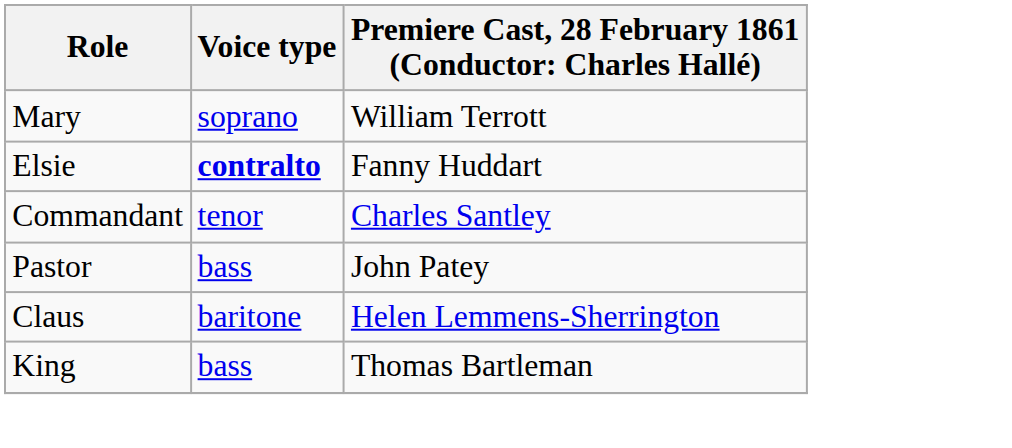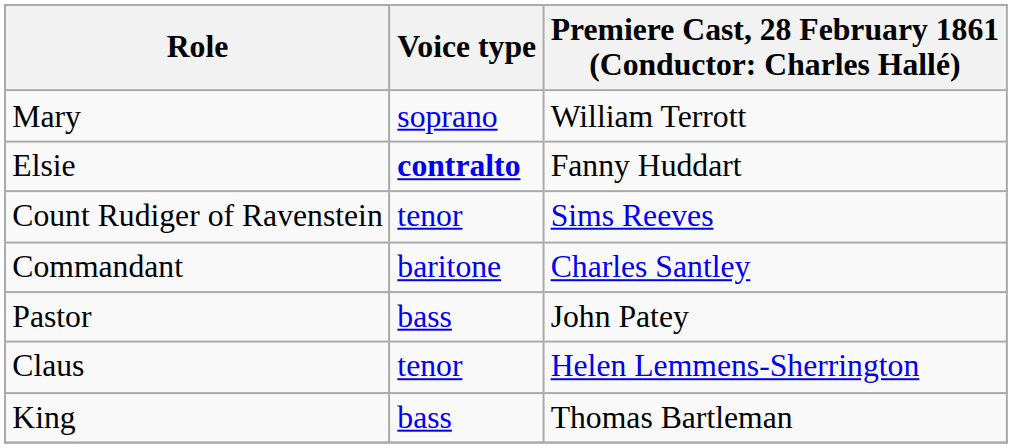+ row: (198, 215)
(230, 215) tenor -> (449, 266) baritone
(250, 316) baritone -> (430, 366) tenor
